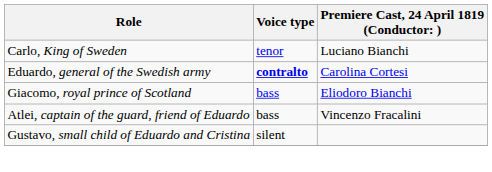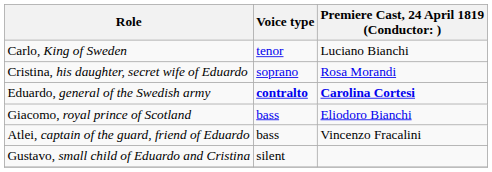+ row: (128, 72)
(364, 72) normal -> (368, 93) bold
